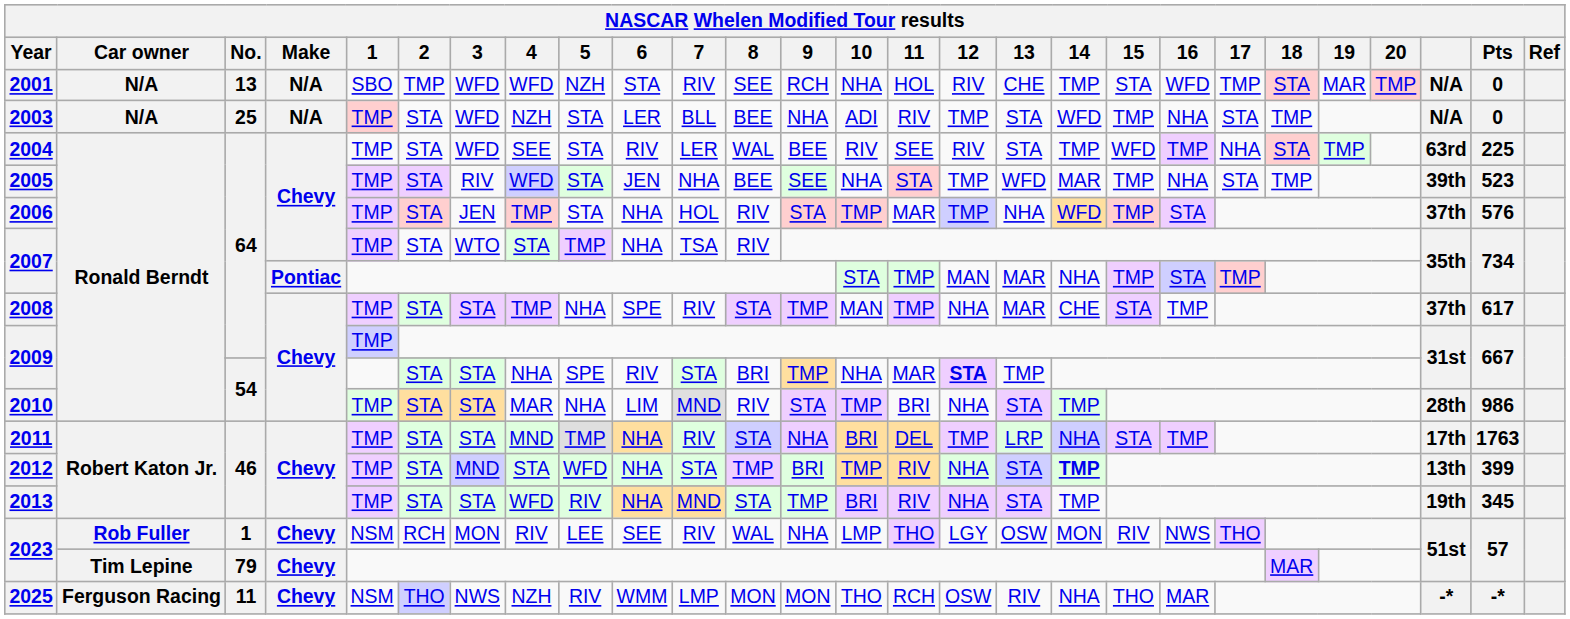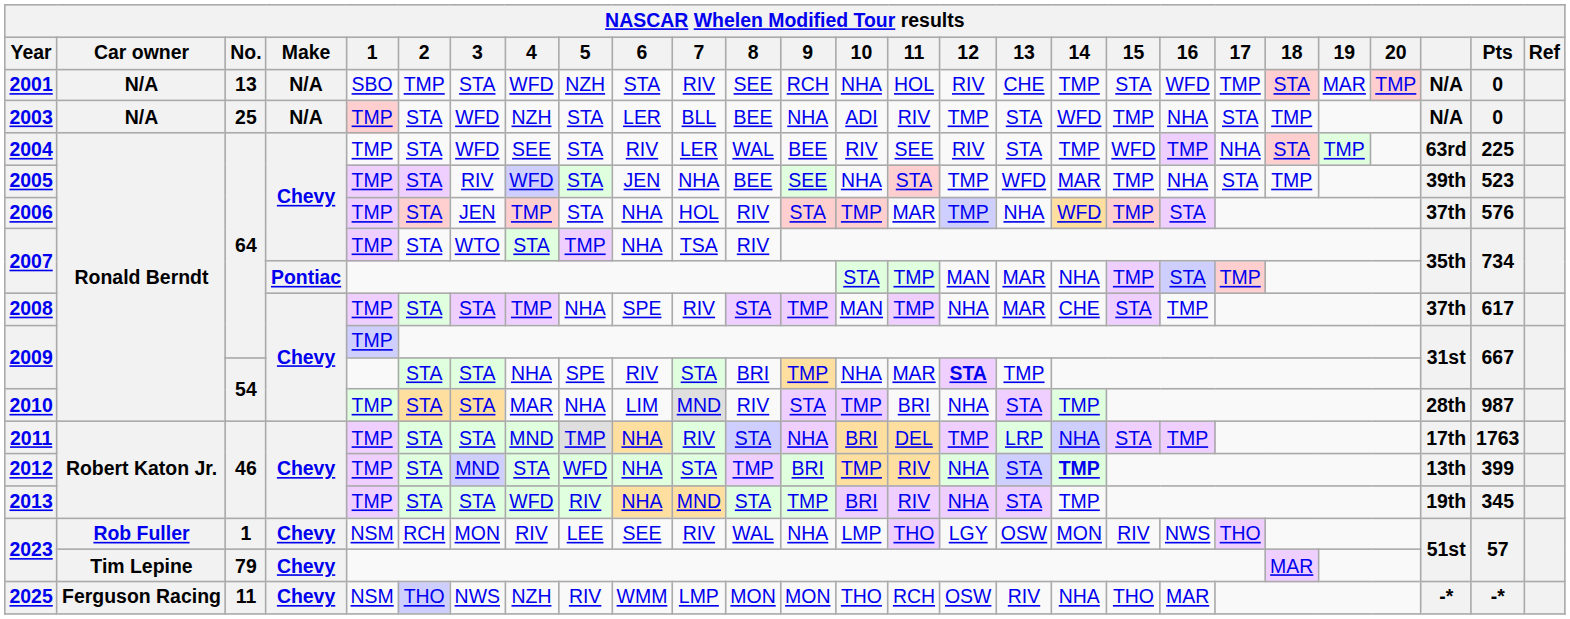(477, 85) WFD -> (477, 85) STA
(1498, 405) 986 -> (1498, 405) 987
